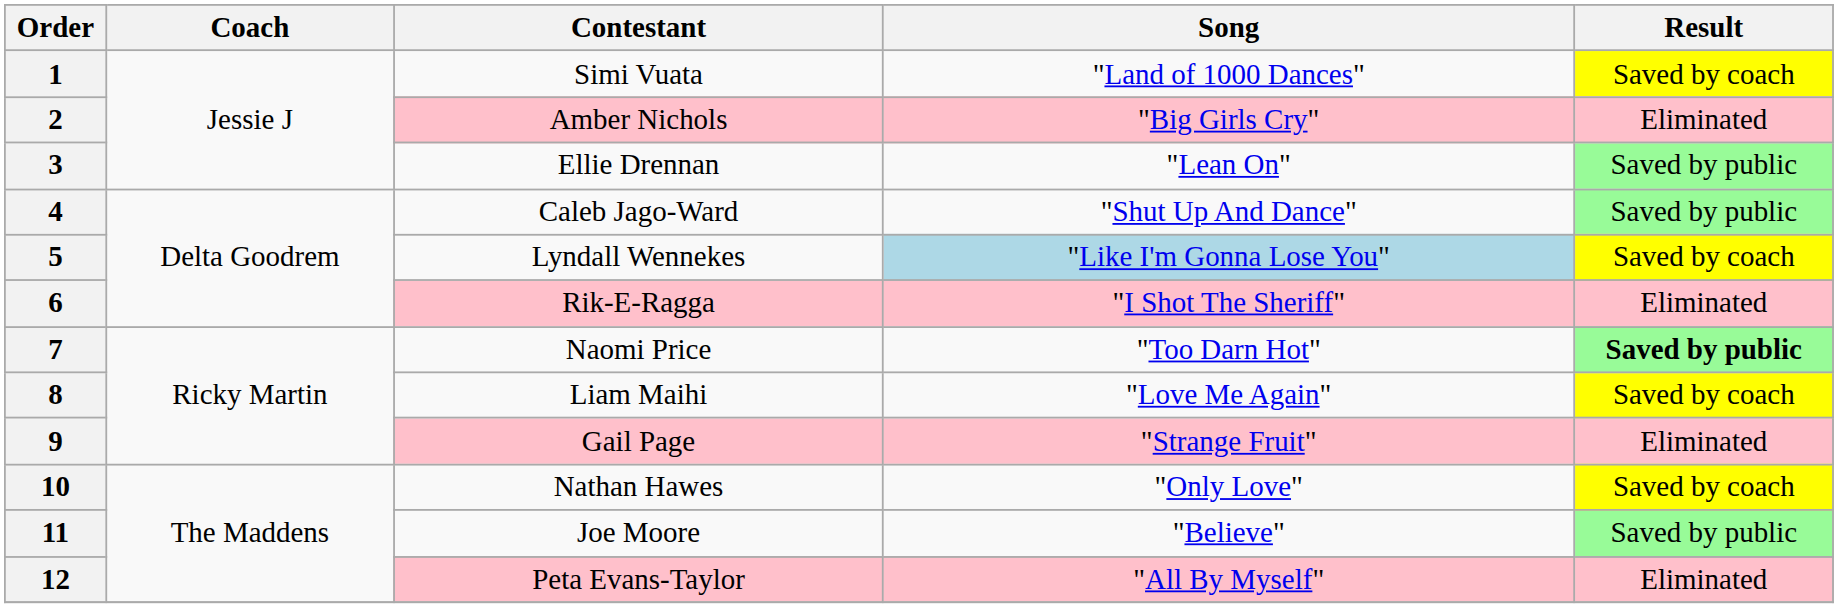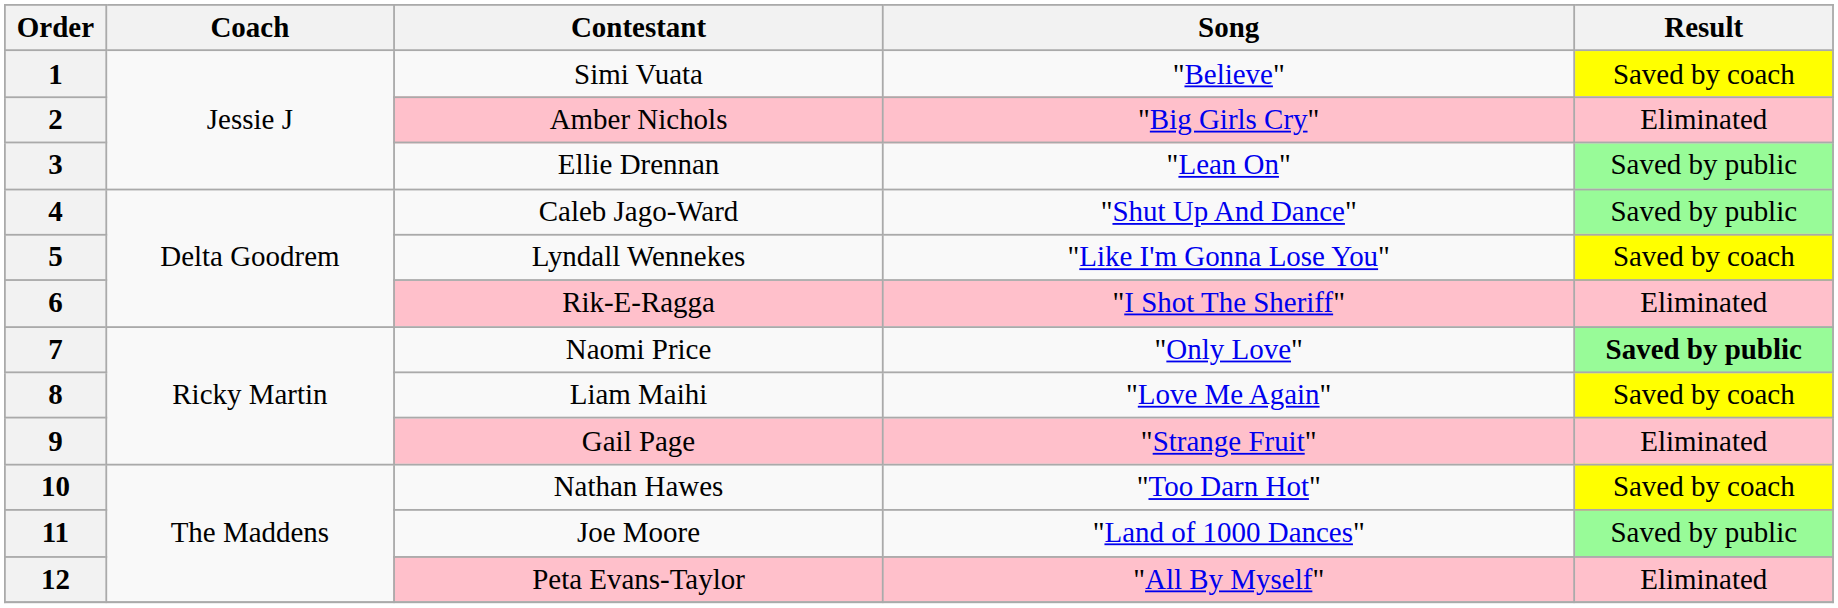(1229, 73) "Land of 1000 Dances" -> (1229, 73) "Believe"
(1229, 257) lightblue background -> (1229, 257) no background
(1229, 348) "Too Darn Hot" -> (1229, 348) "Only Love"
(1229, 486) "Only Love" -> (1229, 486) "Too Darn Hot"
(1229, 532) "Believe" -> (1229, 532) "Land of 1000 Dances"
